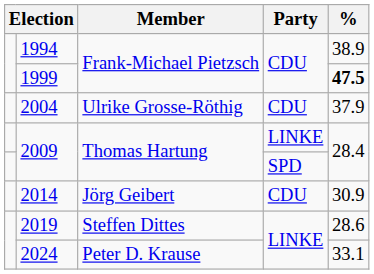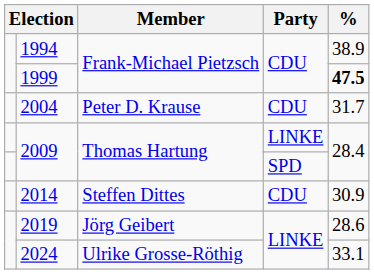(163, 107) Ulrike Grosse-Röthig -> (141, 107) Peter D. Krause
(348, 107) 37.9 -> (348, 107) 31.7
(128, 195) Jörg Geibert -> (133, 195) Steffen Dittes
(133, 225) Steffen Dittes -> (128, 225) Jörg Geibert
(141, 254) Peter D. Krause -> (163, 254) Ulrike Grosse-Röthig
